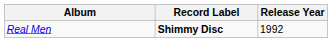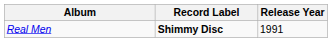(272, 29) 1992 -> (272, 29) 1991
